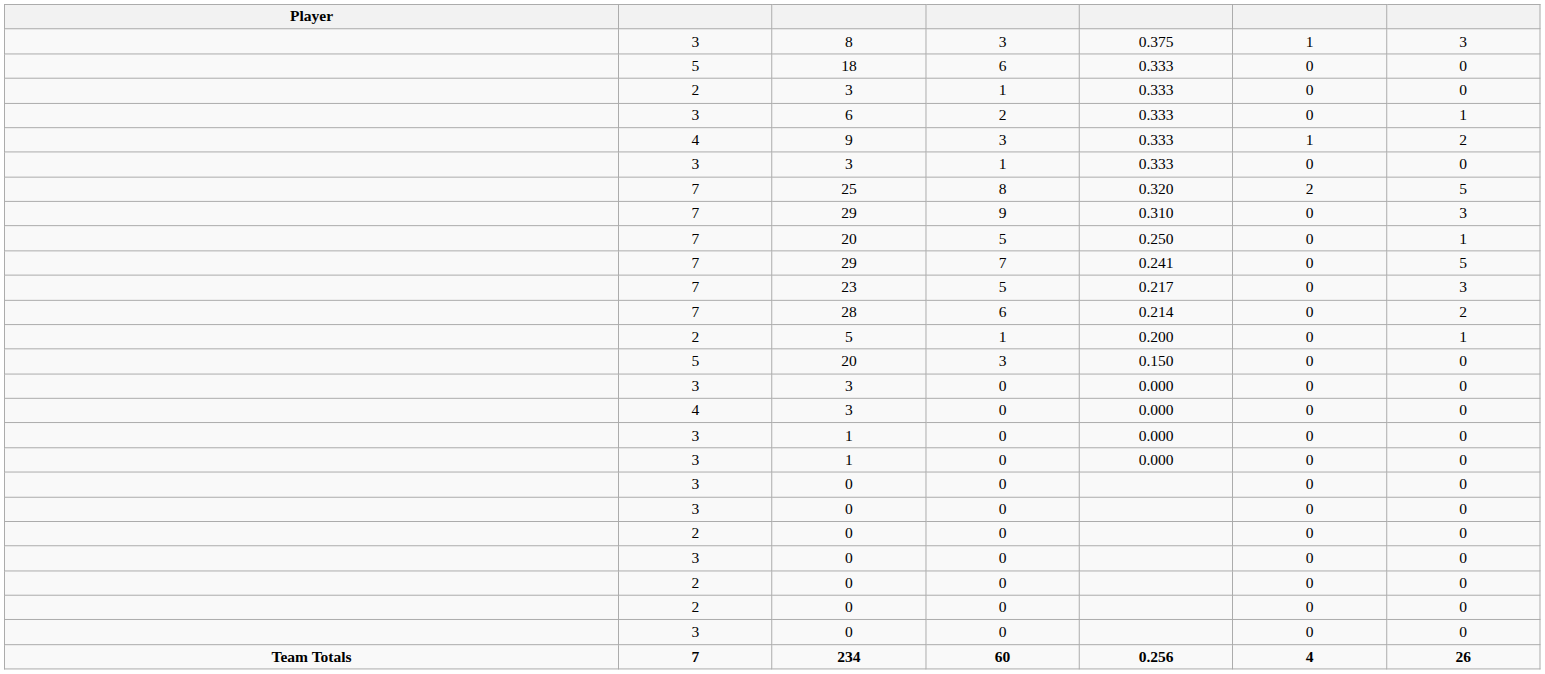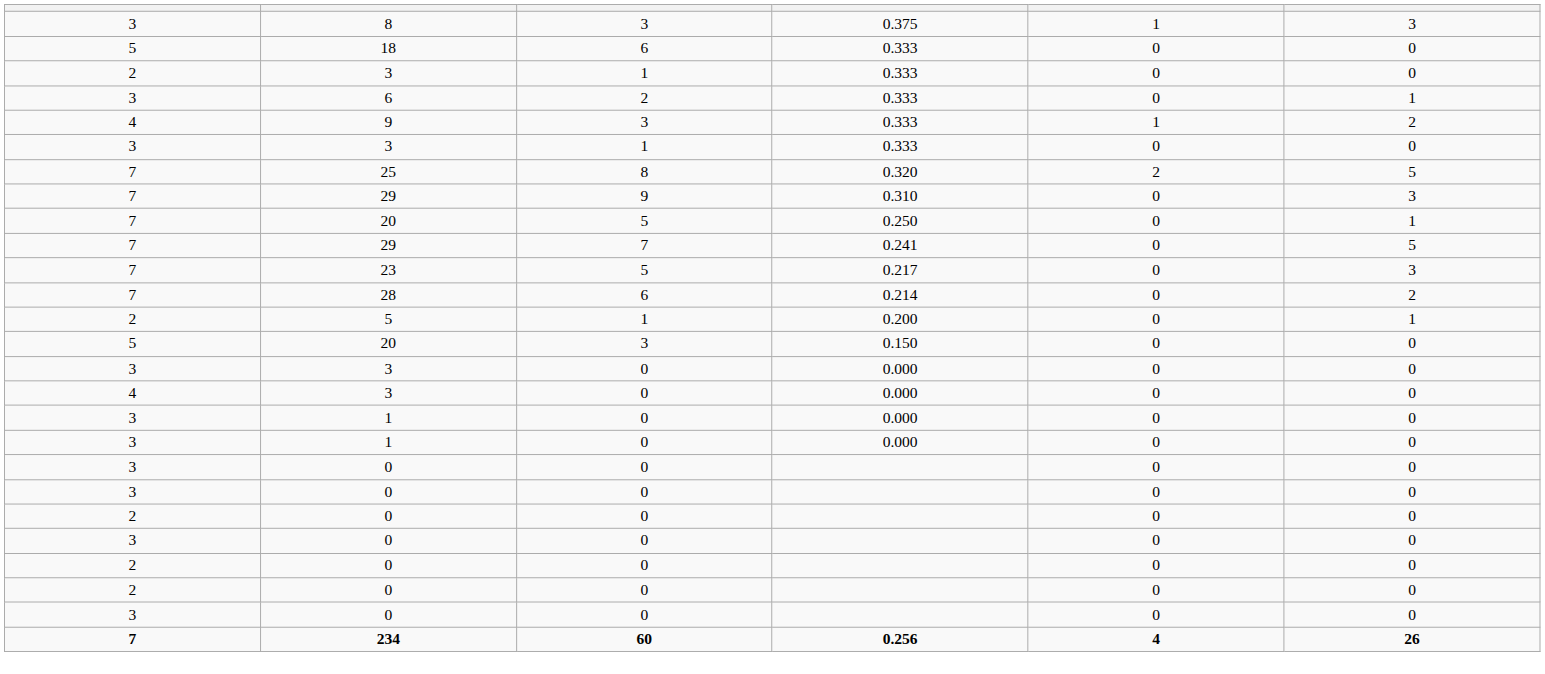- column: (312, 16)
